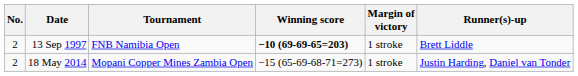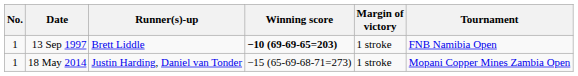columns swapped: (172, 20) <-> (495, 20)
(15, 44) 2 -> (15, 44) 1
(15, 62) 2 -> (15, 62) 1
